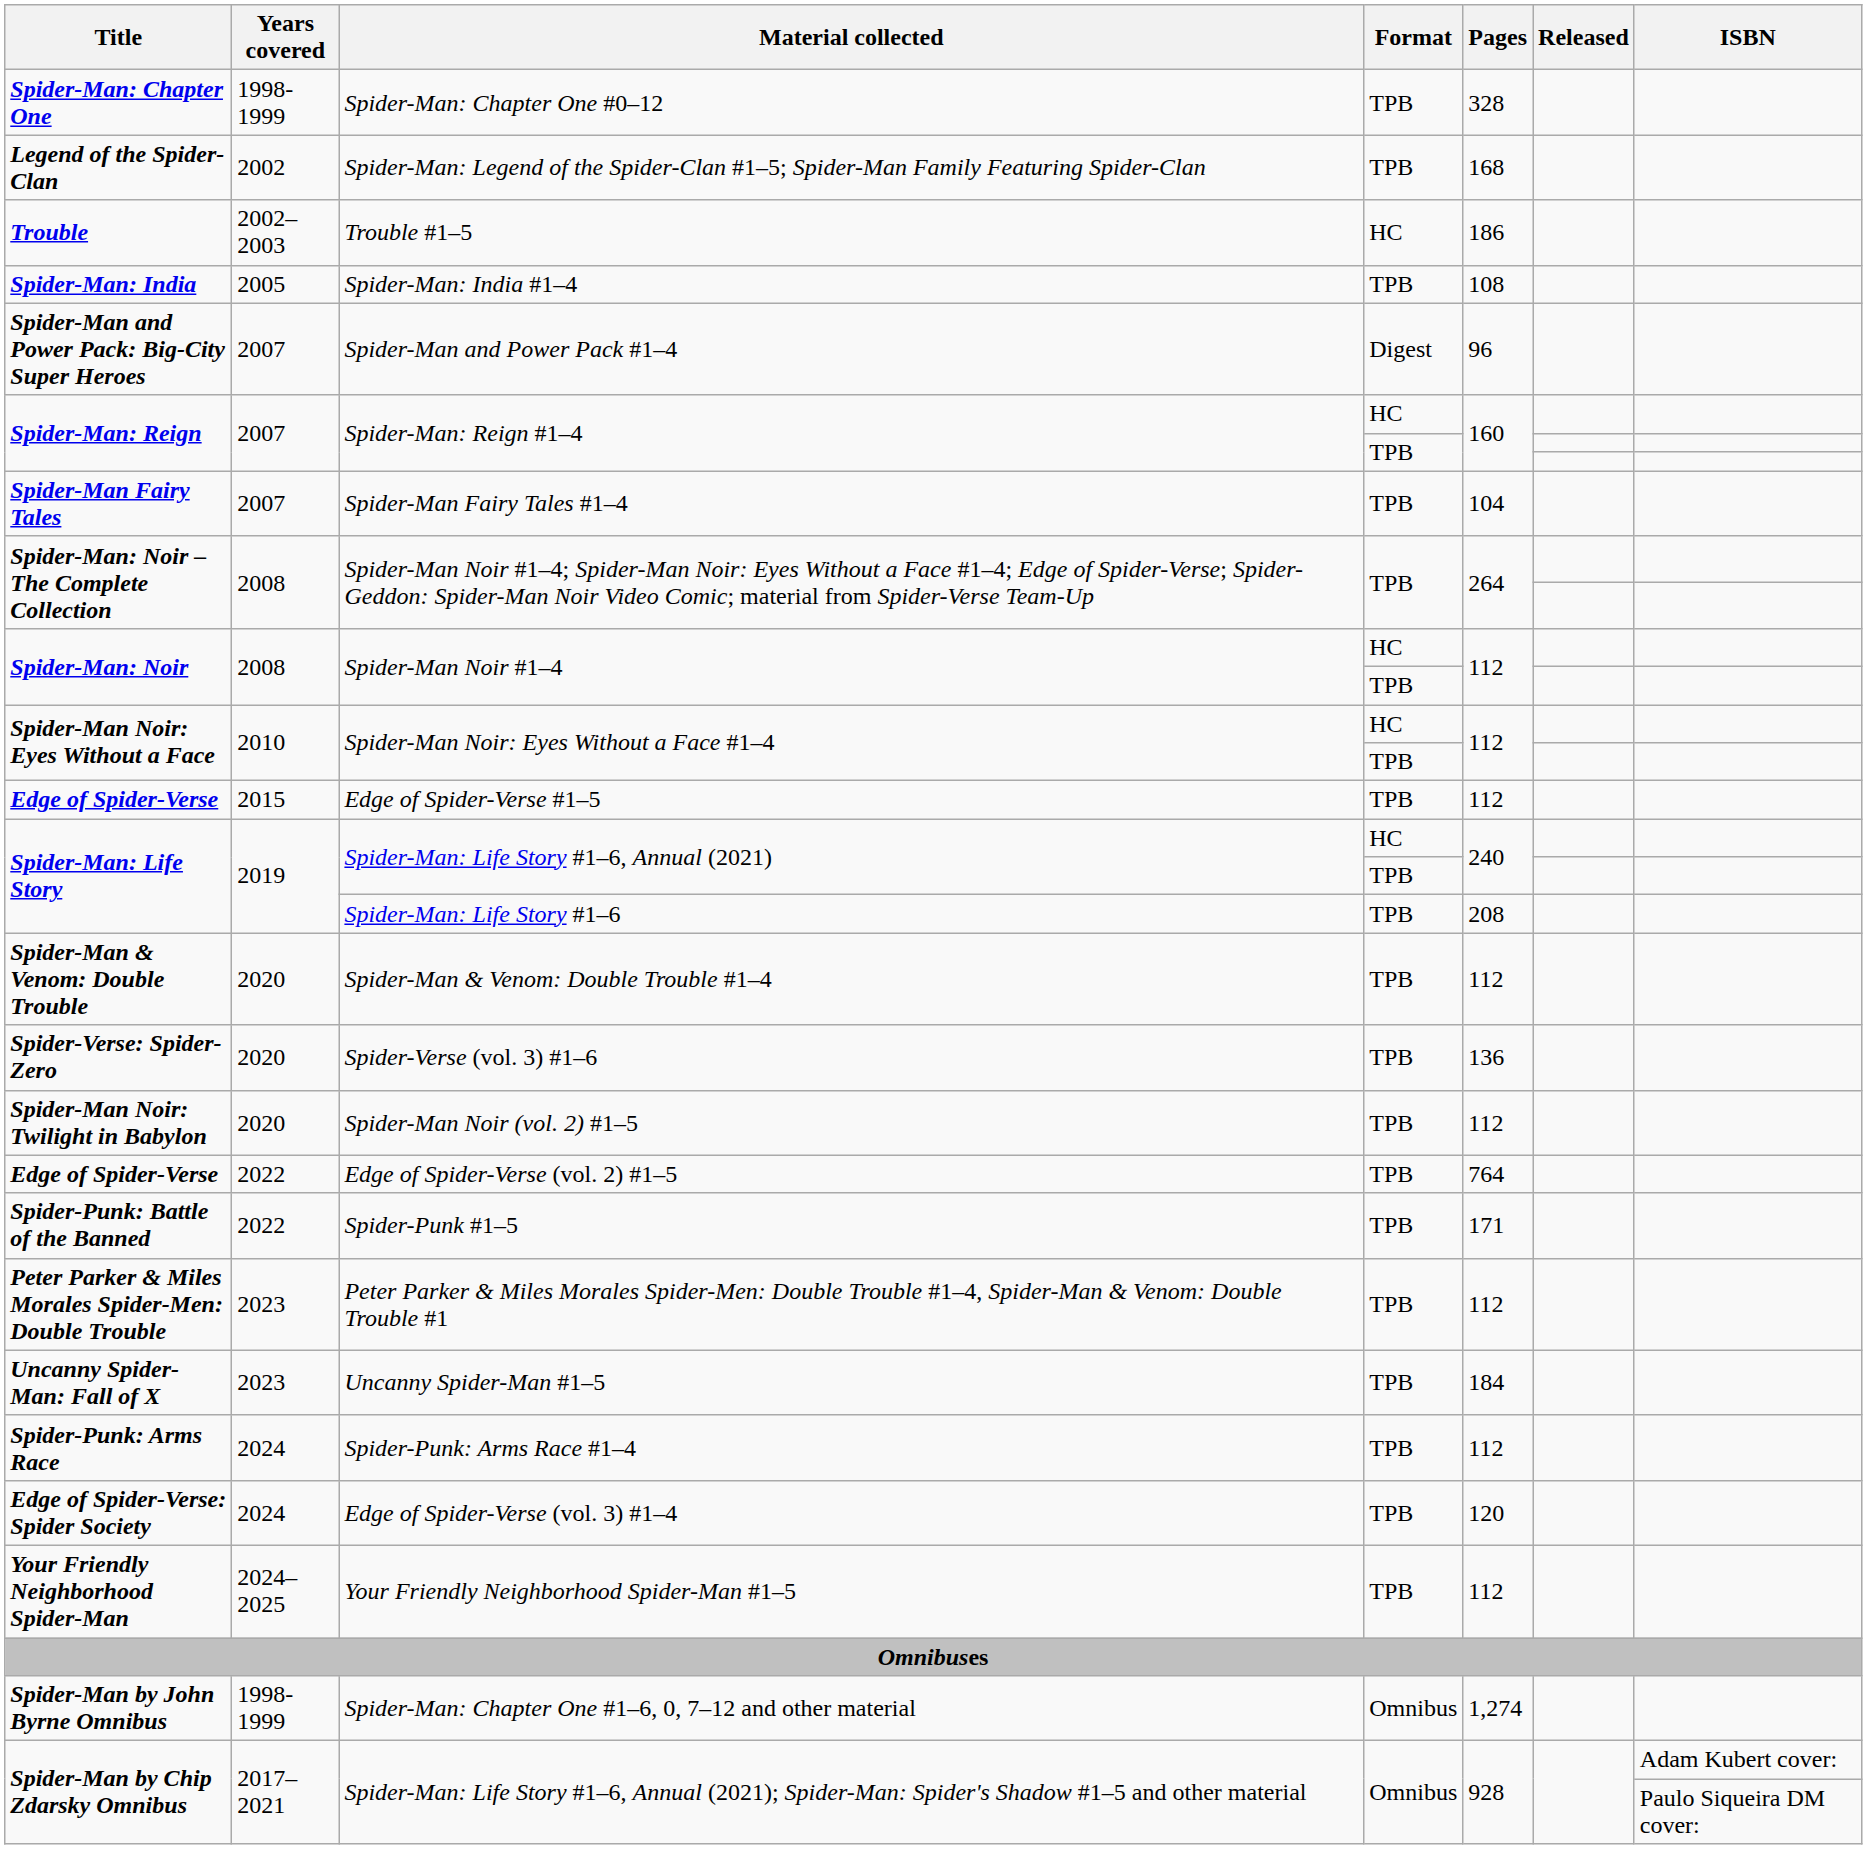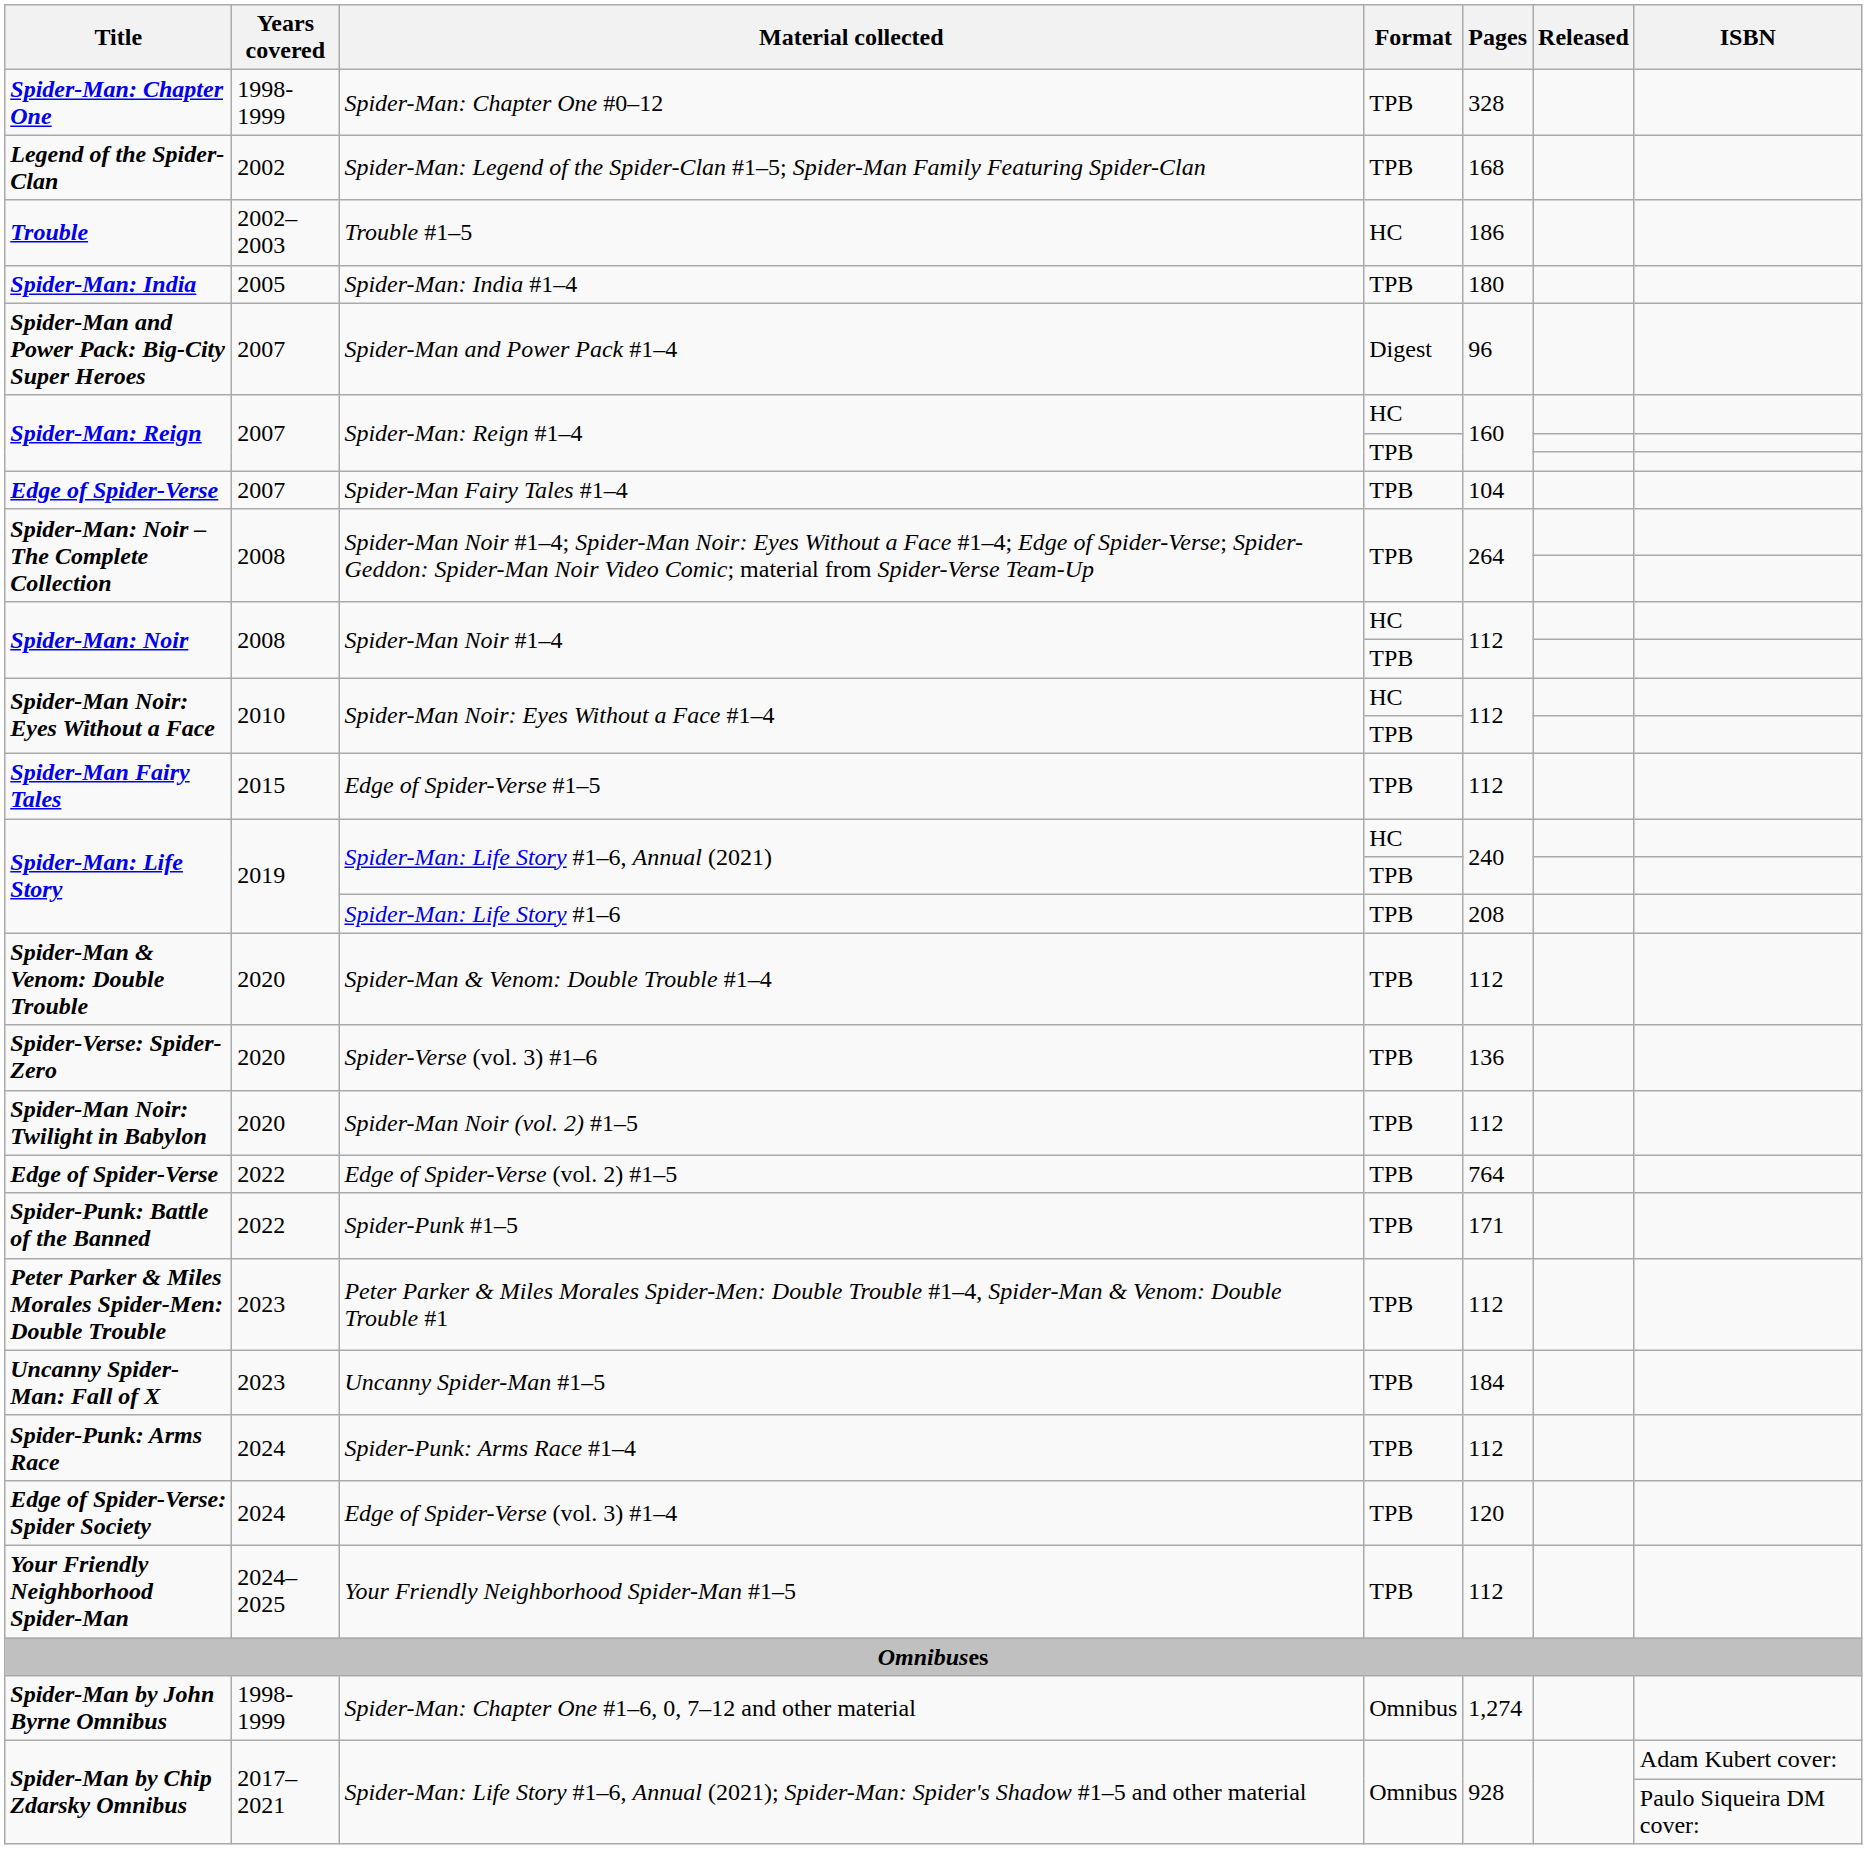(1486, 283) 108 -> (1486, 283) 180
(100, 503) Spider-Man Fairy Tales -> (114, 490) Edge of Spider-Verse
(114, 799) Edge of Spider-Verse -> (100, 785) Spider-Man Fairy Tales
